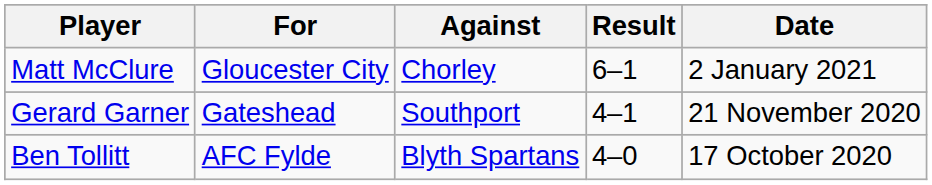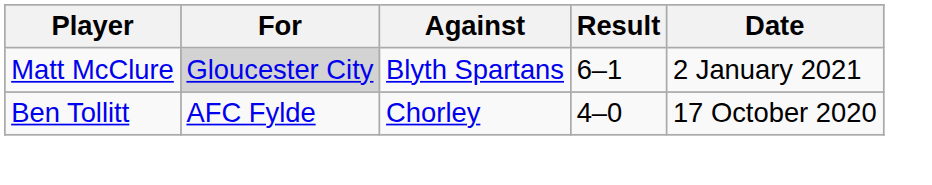(295, 69) no background -> (280, 69) lightgrey background
(448, 69) Chorley -> (475, 69) Blyth Spartans
- row: (100, 112)
(490, 156) Blyth Spartans -> (433, 112) Chorley
